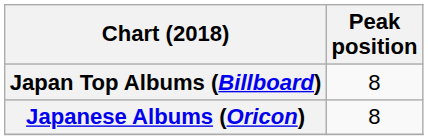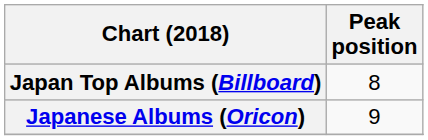(374, 116) 8 -> (374, 116) 9
